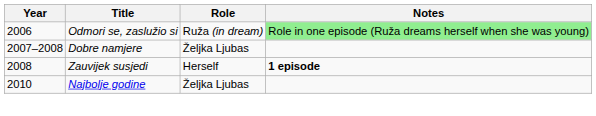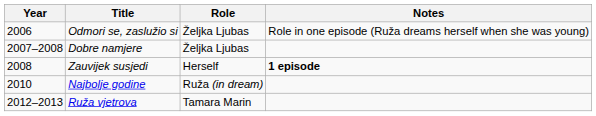(223, 31) Ruža (in dream) -> (216, 31) Željka Ljubas
(429, 31) lightgreen background -> (429, 31) no background
(216, 84) Željka Ljubas -> (223, 84) Ruža (in dream)
+ row: (102, 102)
